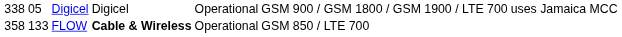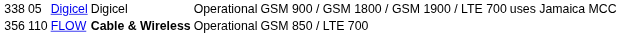(15, 26) 358 -> (15, 26) 356
(38, 26) 133 -> (38, 26) 110
